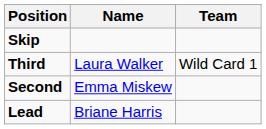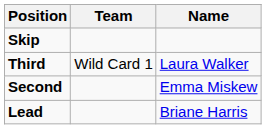columns swapped: (123, 16) <-> (218, 16)
